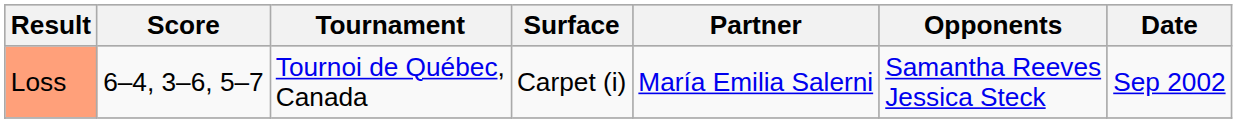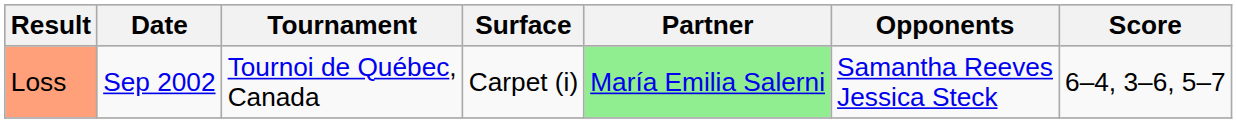columns swapped: (1169, 25) <-> (183, 25)
(756, 81) no background -> (708, 81) lightgreen background
